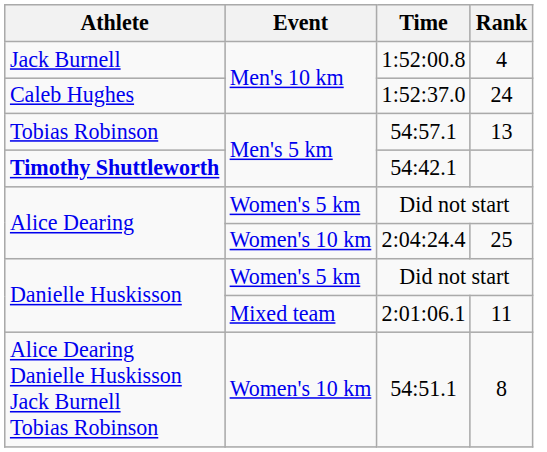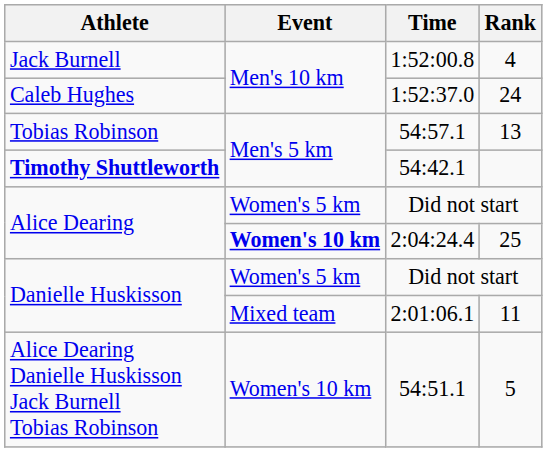(300, 241) normal -> (305, 241) bold
(501, 389) 8 -> (510, 389) 5
